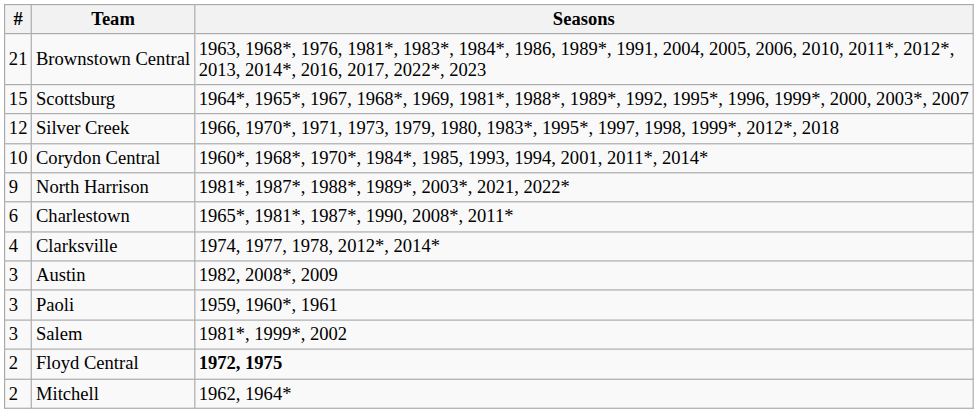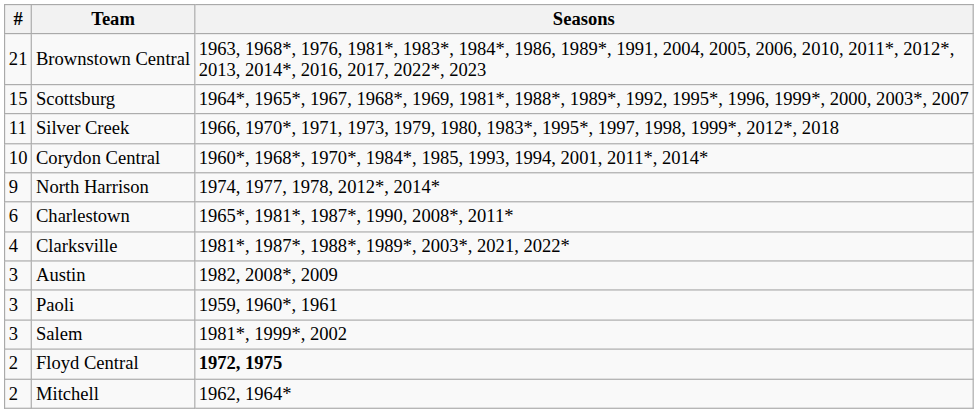(18, 128) 12 -> (18, 128) 11
(384, 187) 1981*, 1987*, 1988*, 1989*, 2003*, 2021, 2022* -> (319, 187) 1974, 1977, 1978, 2012*, 2014*
(319, 246) 1974, 1977, 1978, 2012*, 2014* -> (384, 246) 1981*, 1987*, 1988*, 1989*, 2003*, 2021, 2022*
